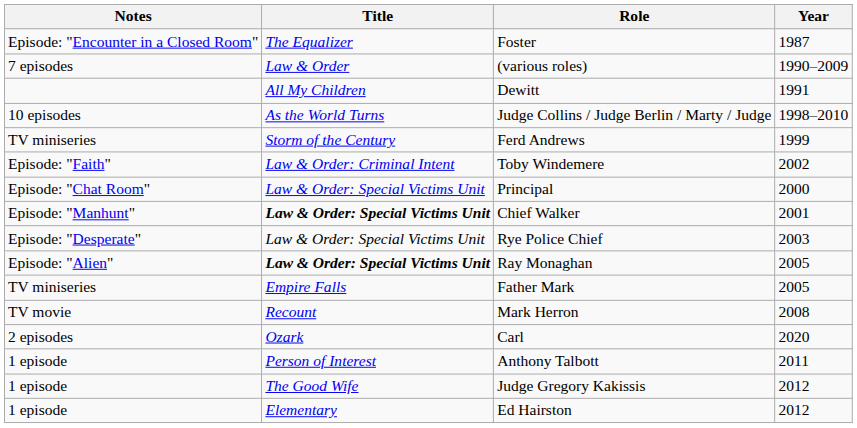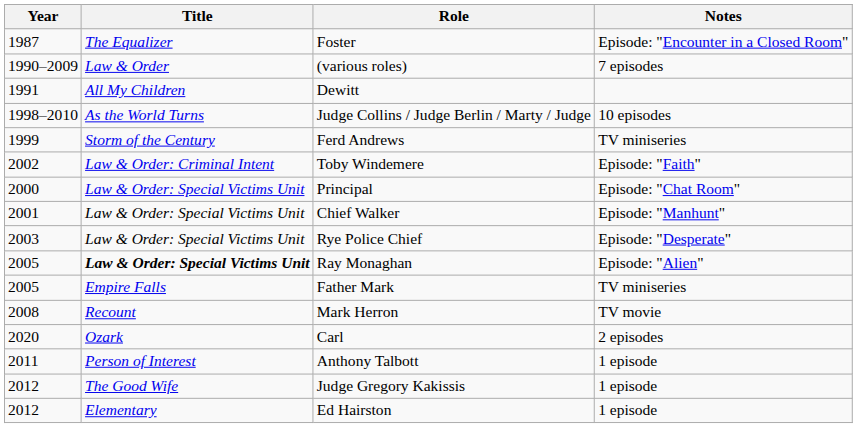columns swapped: (813, 16) <-> (133, 16)
(378, 213) bold -> (195, 213) normal
